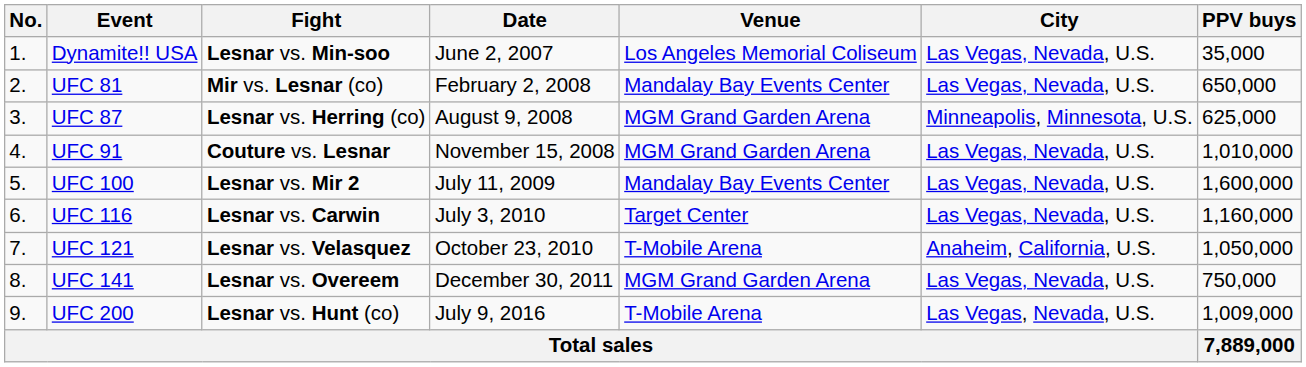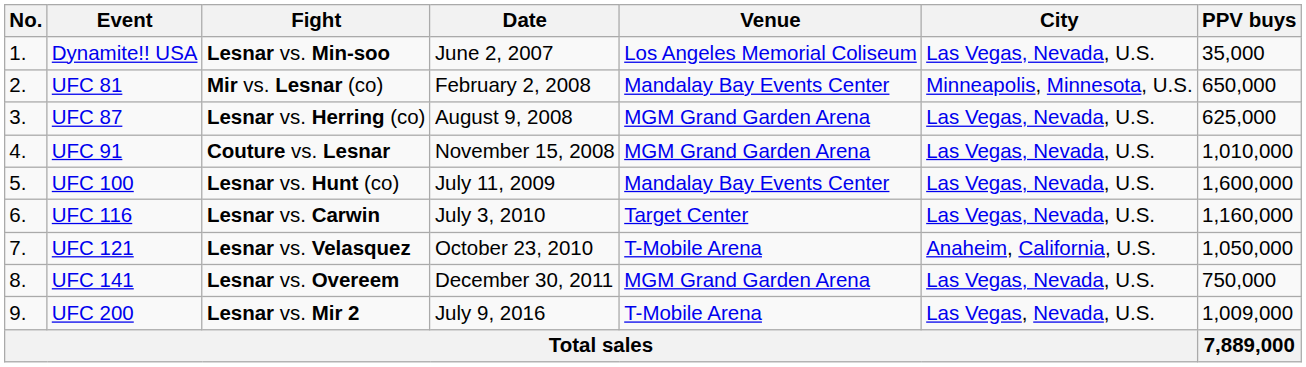(1041, 85) Las Vegas, Nevada, U.S. -> (1059, 85) Minneapolis, Minnesota, U.S.
(1059, 118) Minneapolis, Minnesota, U.S. -> (1041, 118) Las Vegas, Nevada, U.S.
(283, 183) Lesnar vs. Mir 2 -> (303, 183) Lesnar vs. Hunt (co)
(303, 313) Lesnar vs. Hunt (co) -> (283, 313) Lesnar vs. Mir 2
